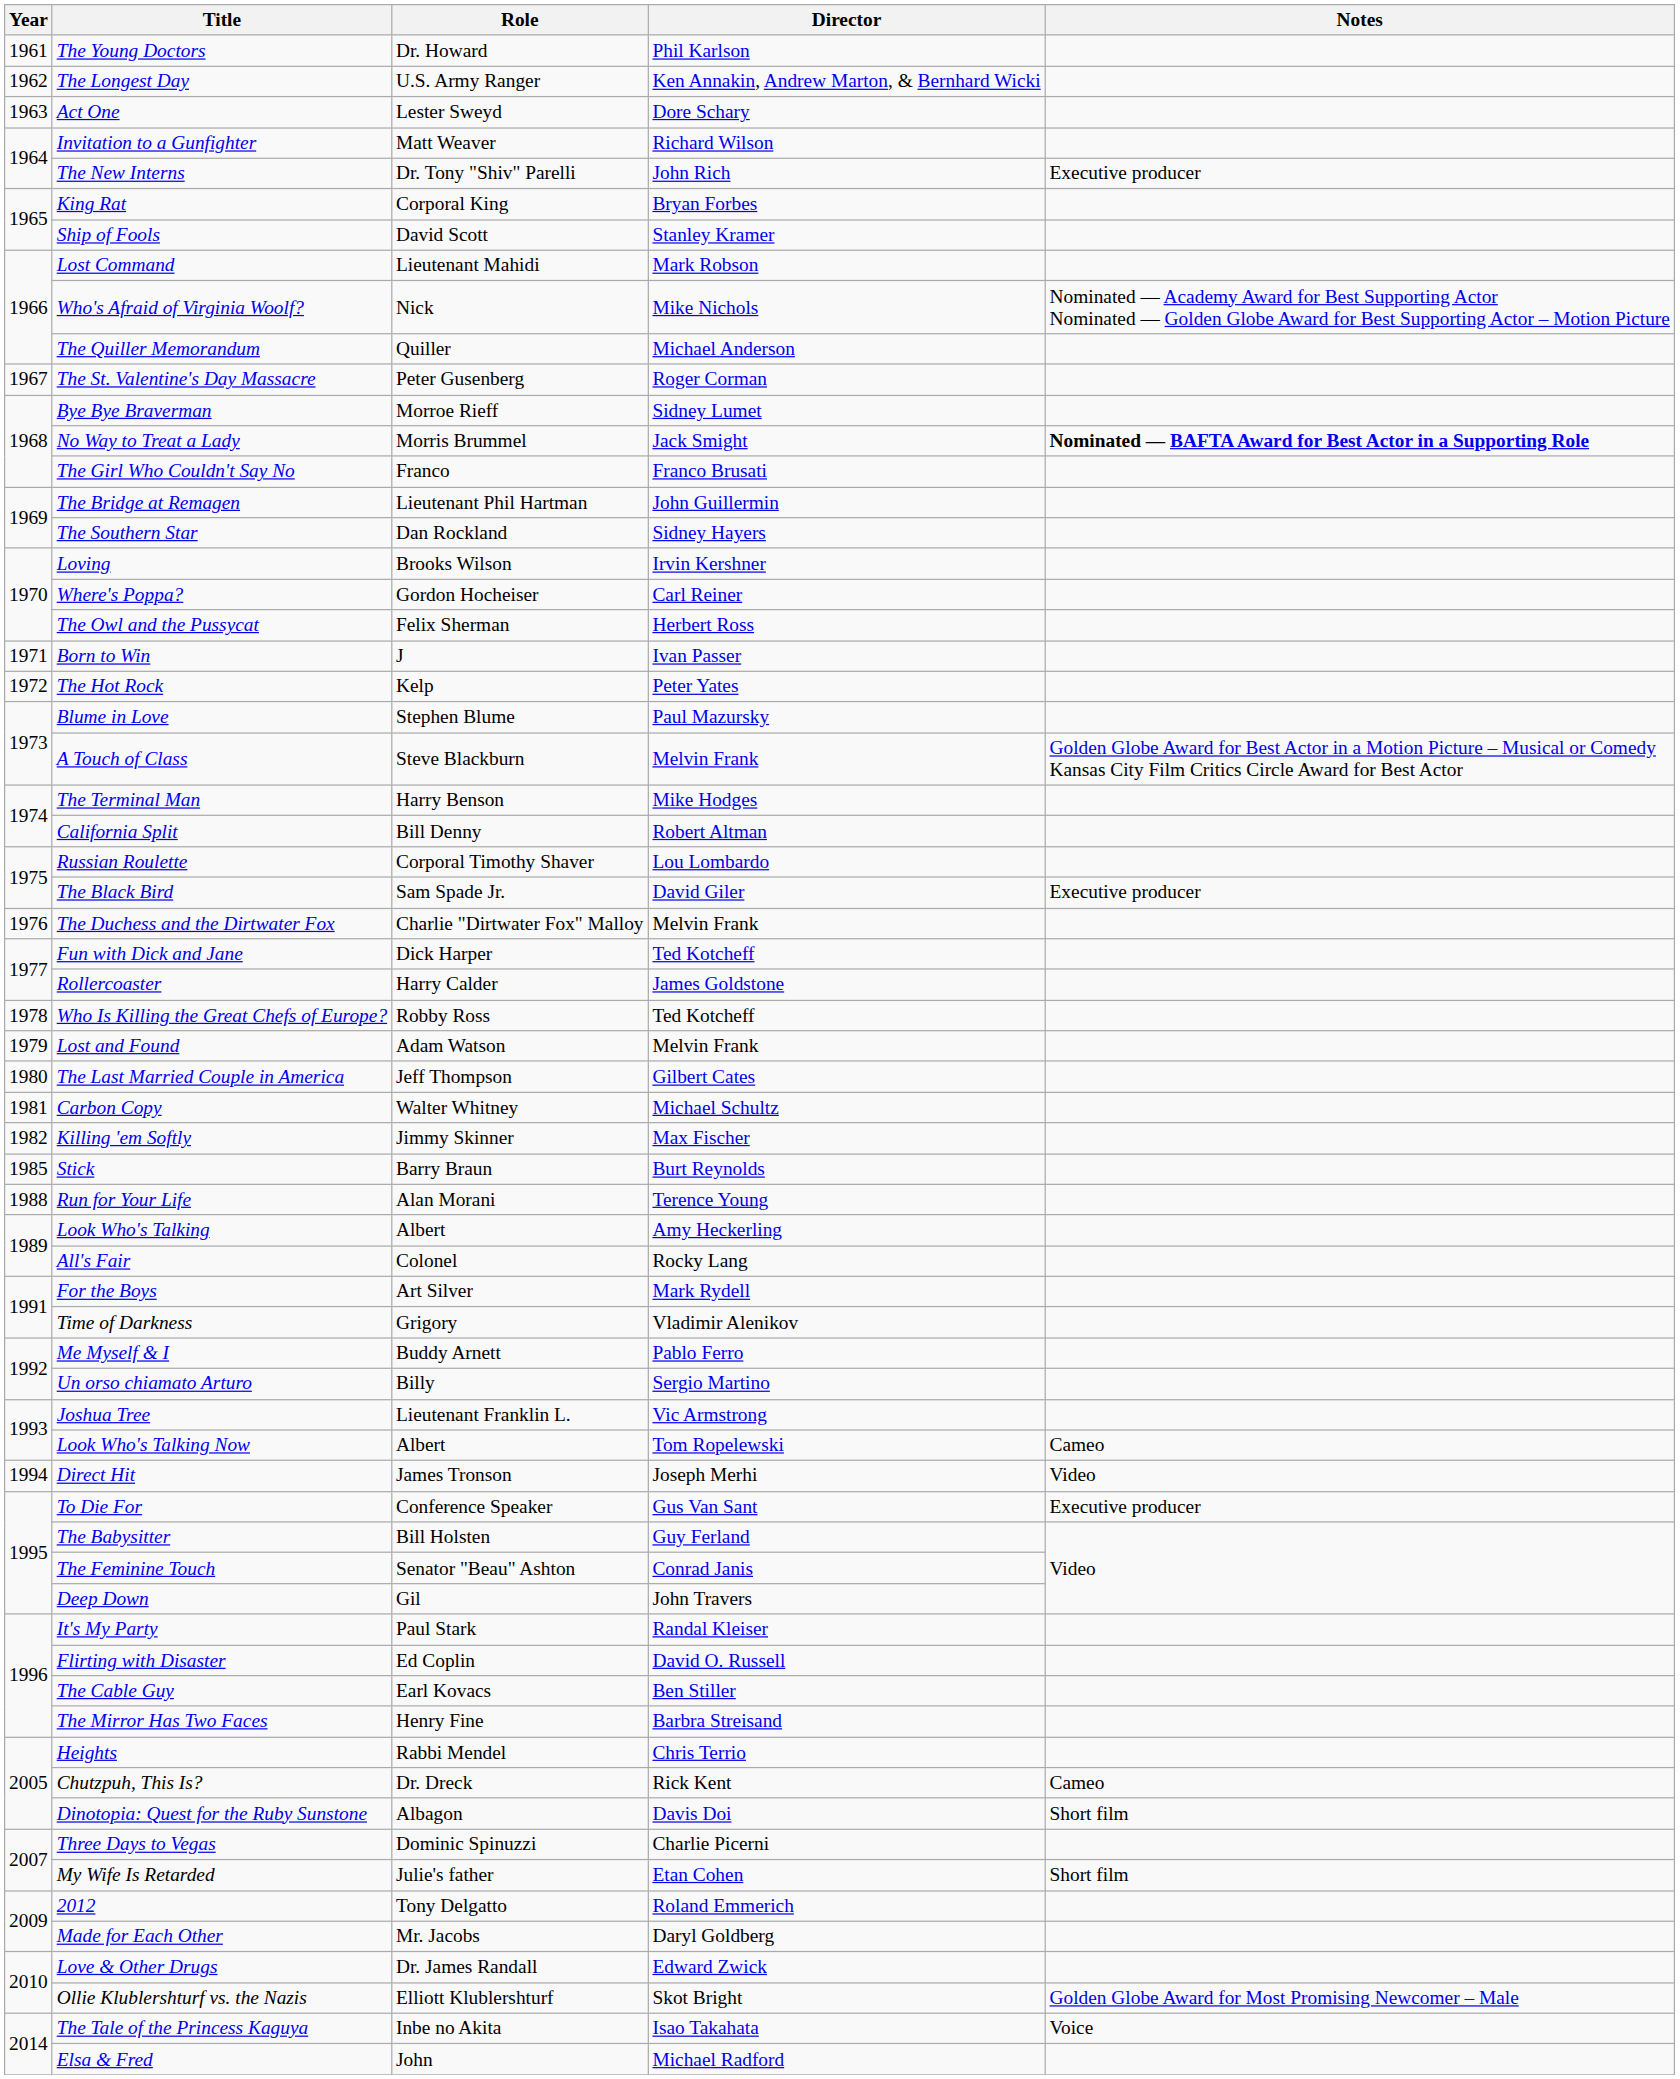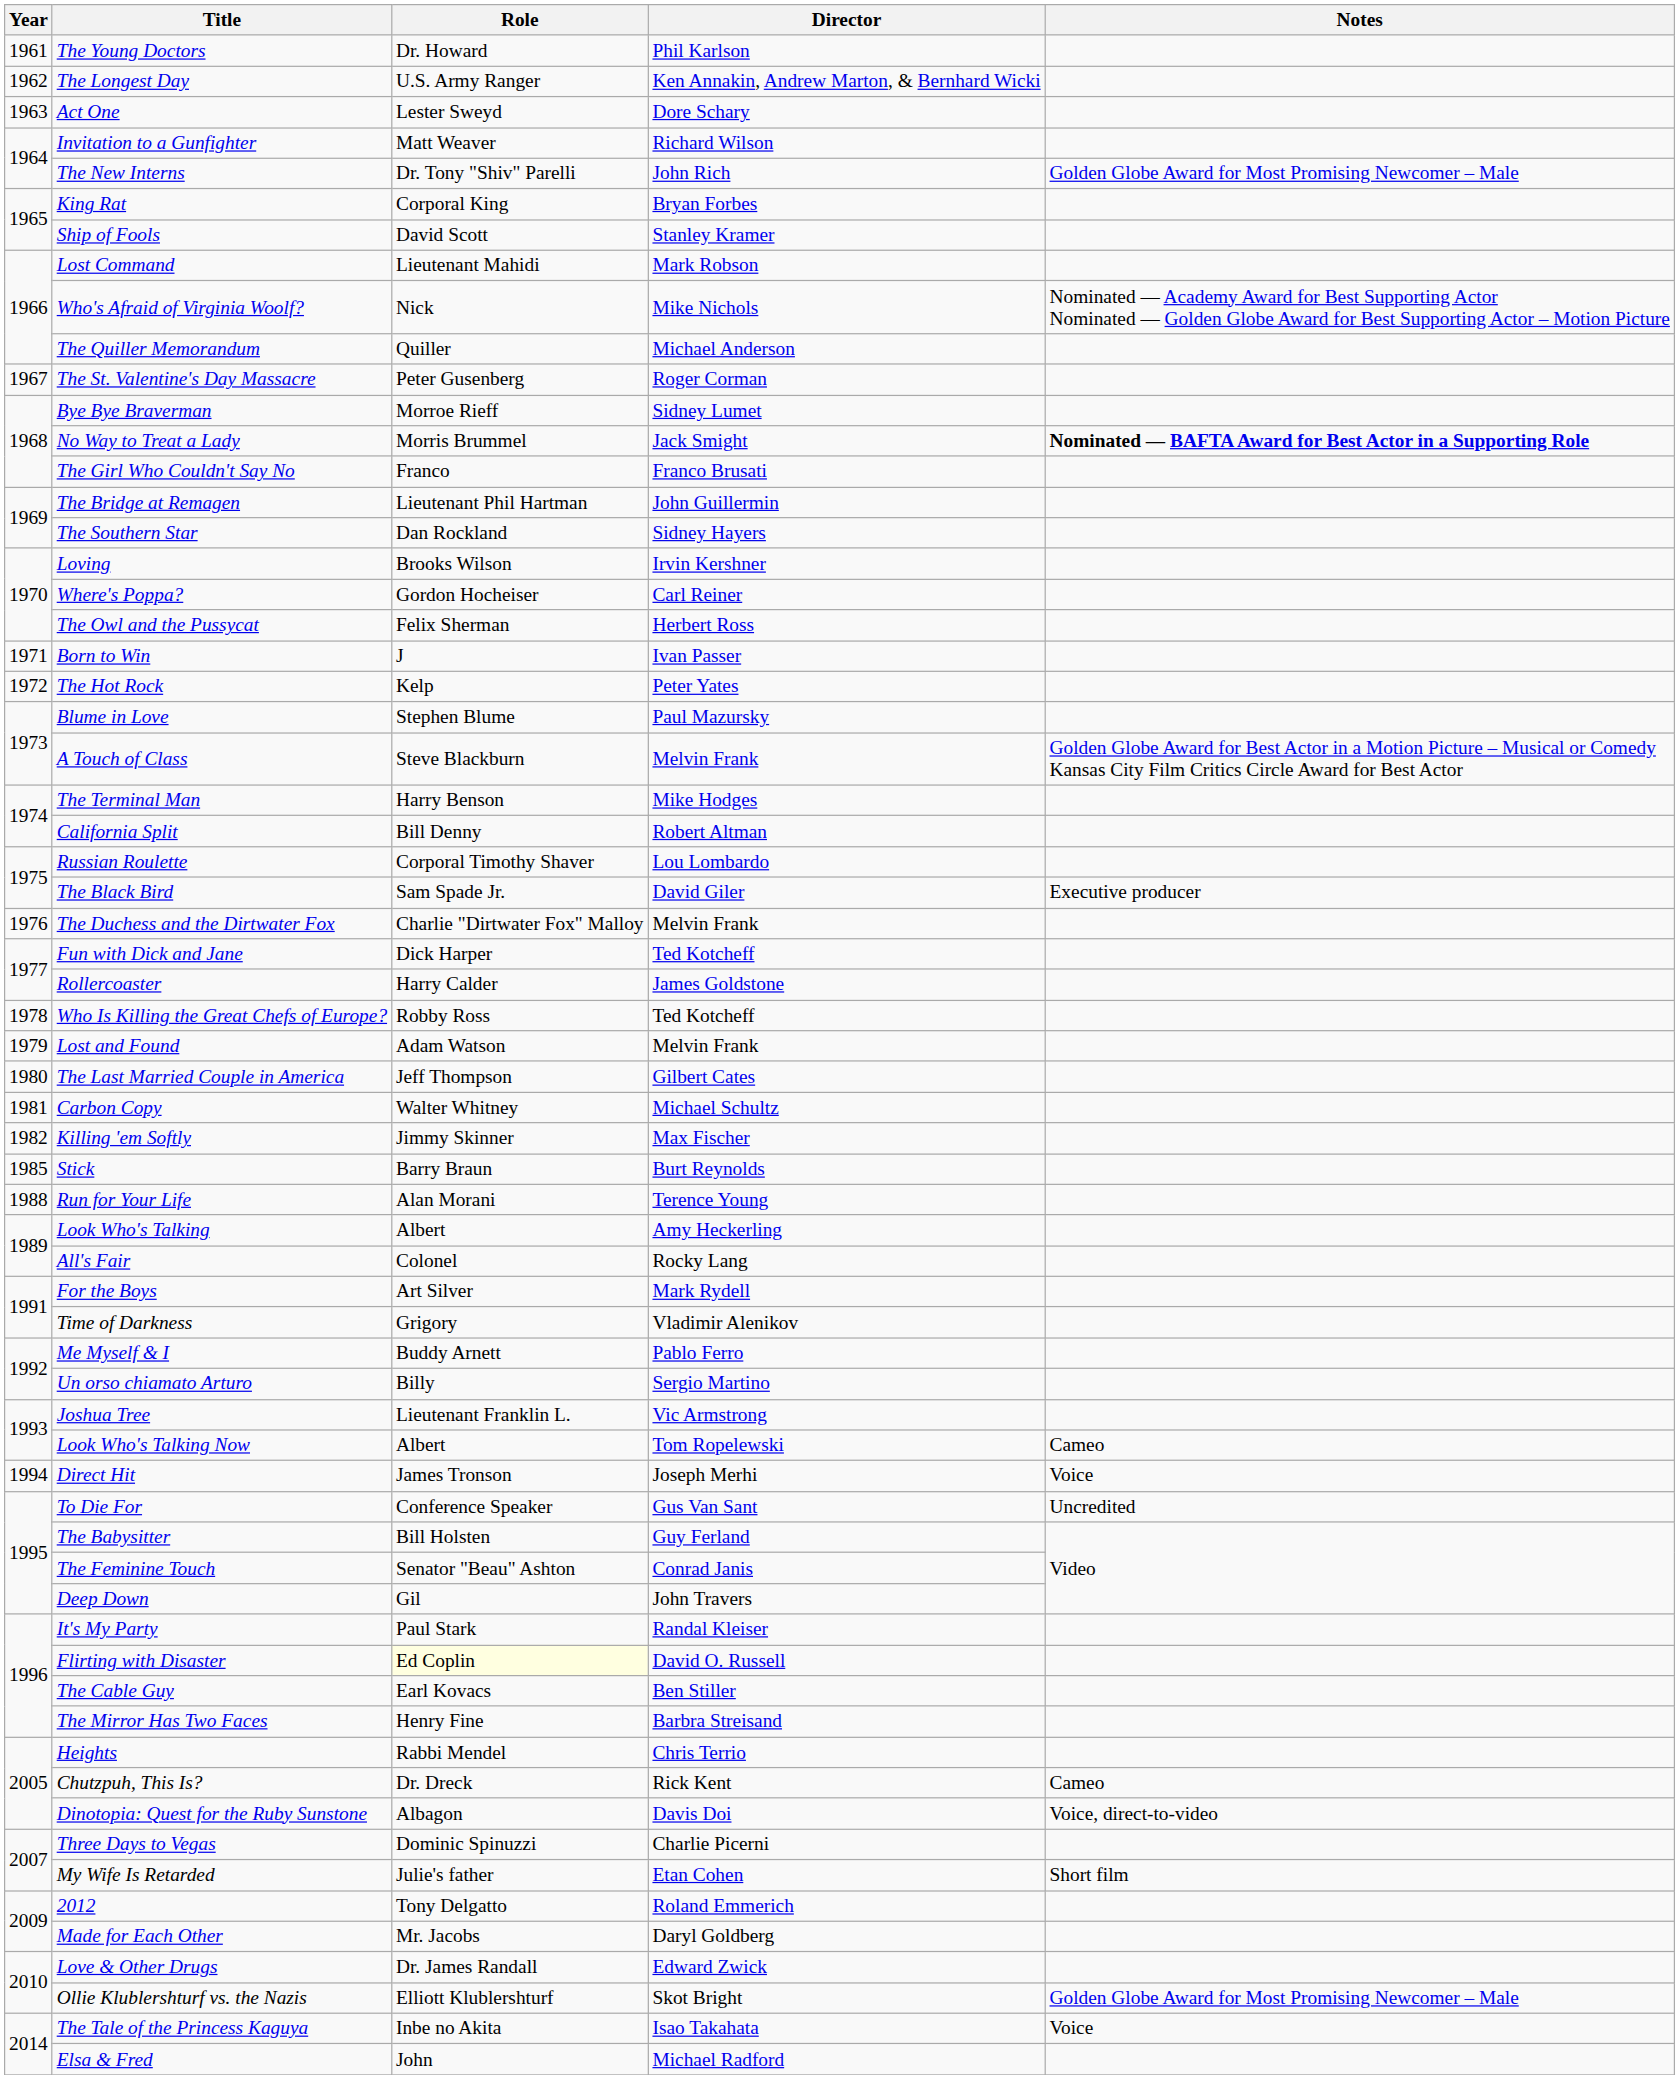(1125, 173) Executive producer -> (1284, 173) Golden Globe Award for Most Promising Newcomer – Male
(1073, 1475) Video -> (1071, 1475) Voice
(1125, 1506) Executive producer -> (1093, 1506) Uncredited
(436, 1660) no background -> (436, 1660) lightyellow background
(1089, 1813) Short film -> (1134, 1813) Voice, direct-to-video
